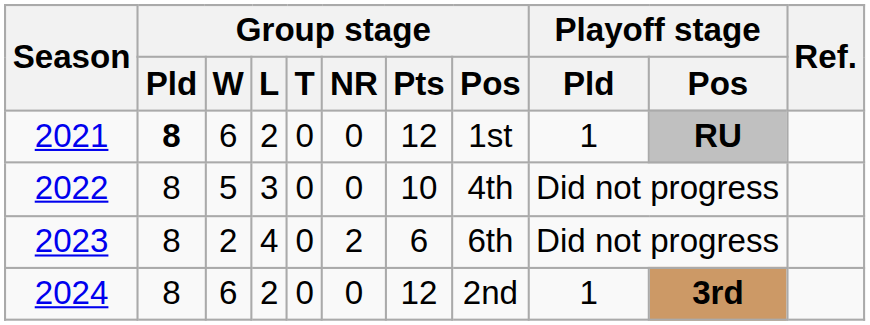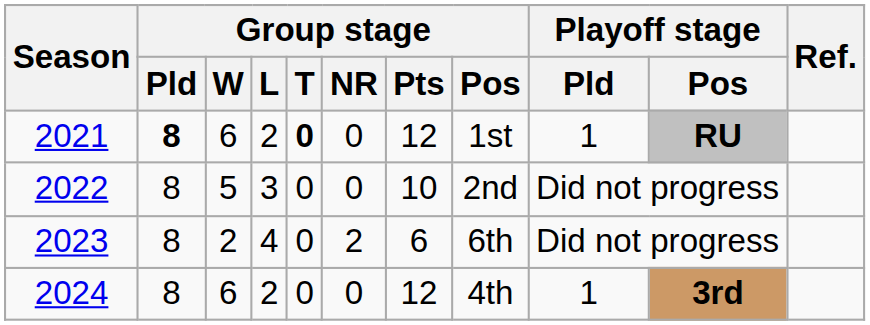(305, 135) normal -> (305, 135) bold
(490, 188) 4th -> (490, 188) 2nd
(490, 293) 2nd -> (490, 293) 4th
